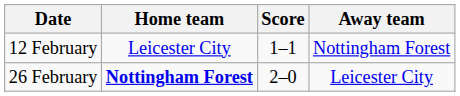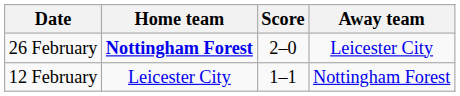rows swapped: (53, 47) <-> (53, 76)
